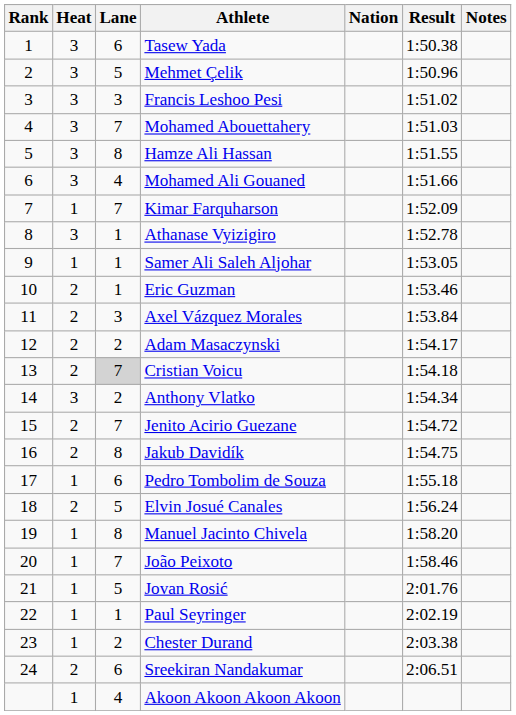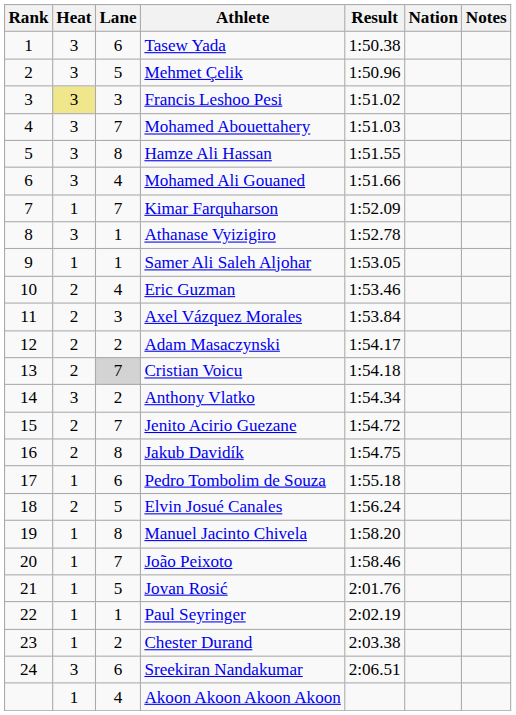columns swapped: (373, 18) <-> (432, 18)
(74, 99) no background -> (74, 99) khaki background
(118, 289) 1 -> (118, 289) 4
(74, 669) 2 -> (74, 669) 3
